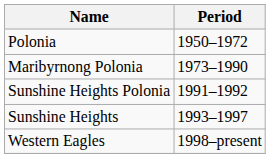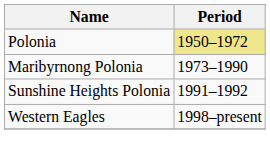(213, 41) no background -> (213, 41) khaki background
- row: (63, 116)
